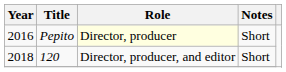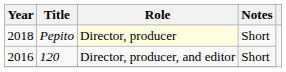(21, 35) 2016 -> (21, 35) 2018
(21, 56) 2018 -> (21, 56) 2016
